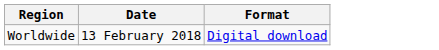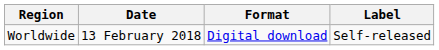+ column: (382, 15)
